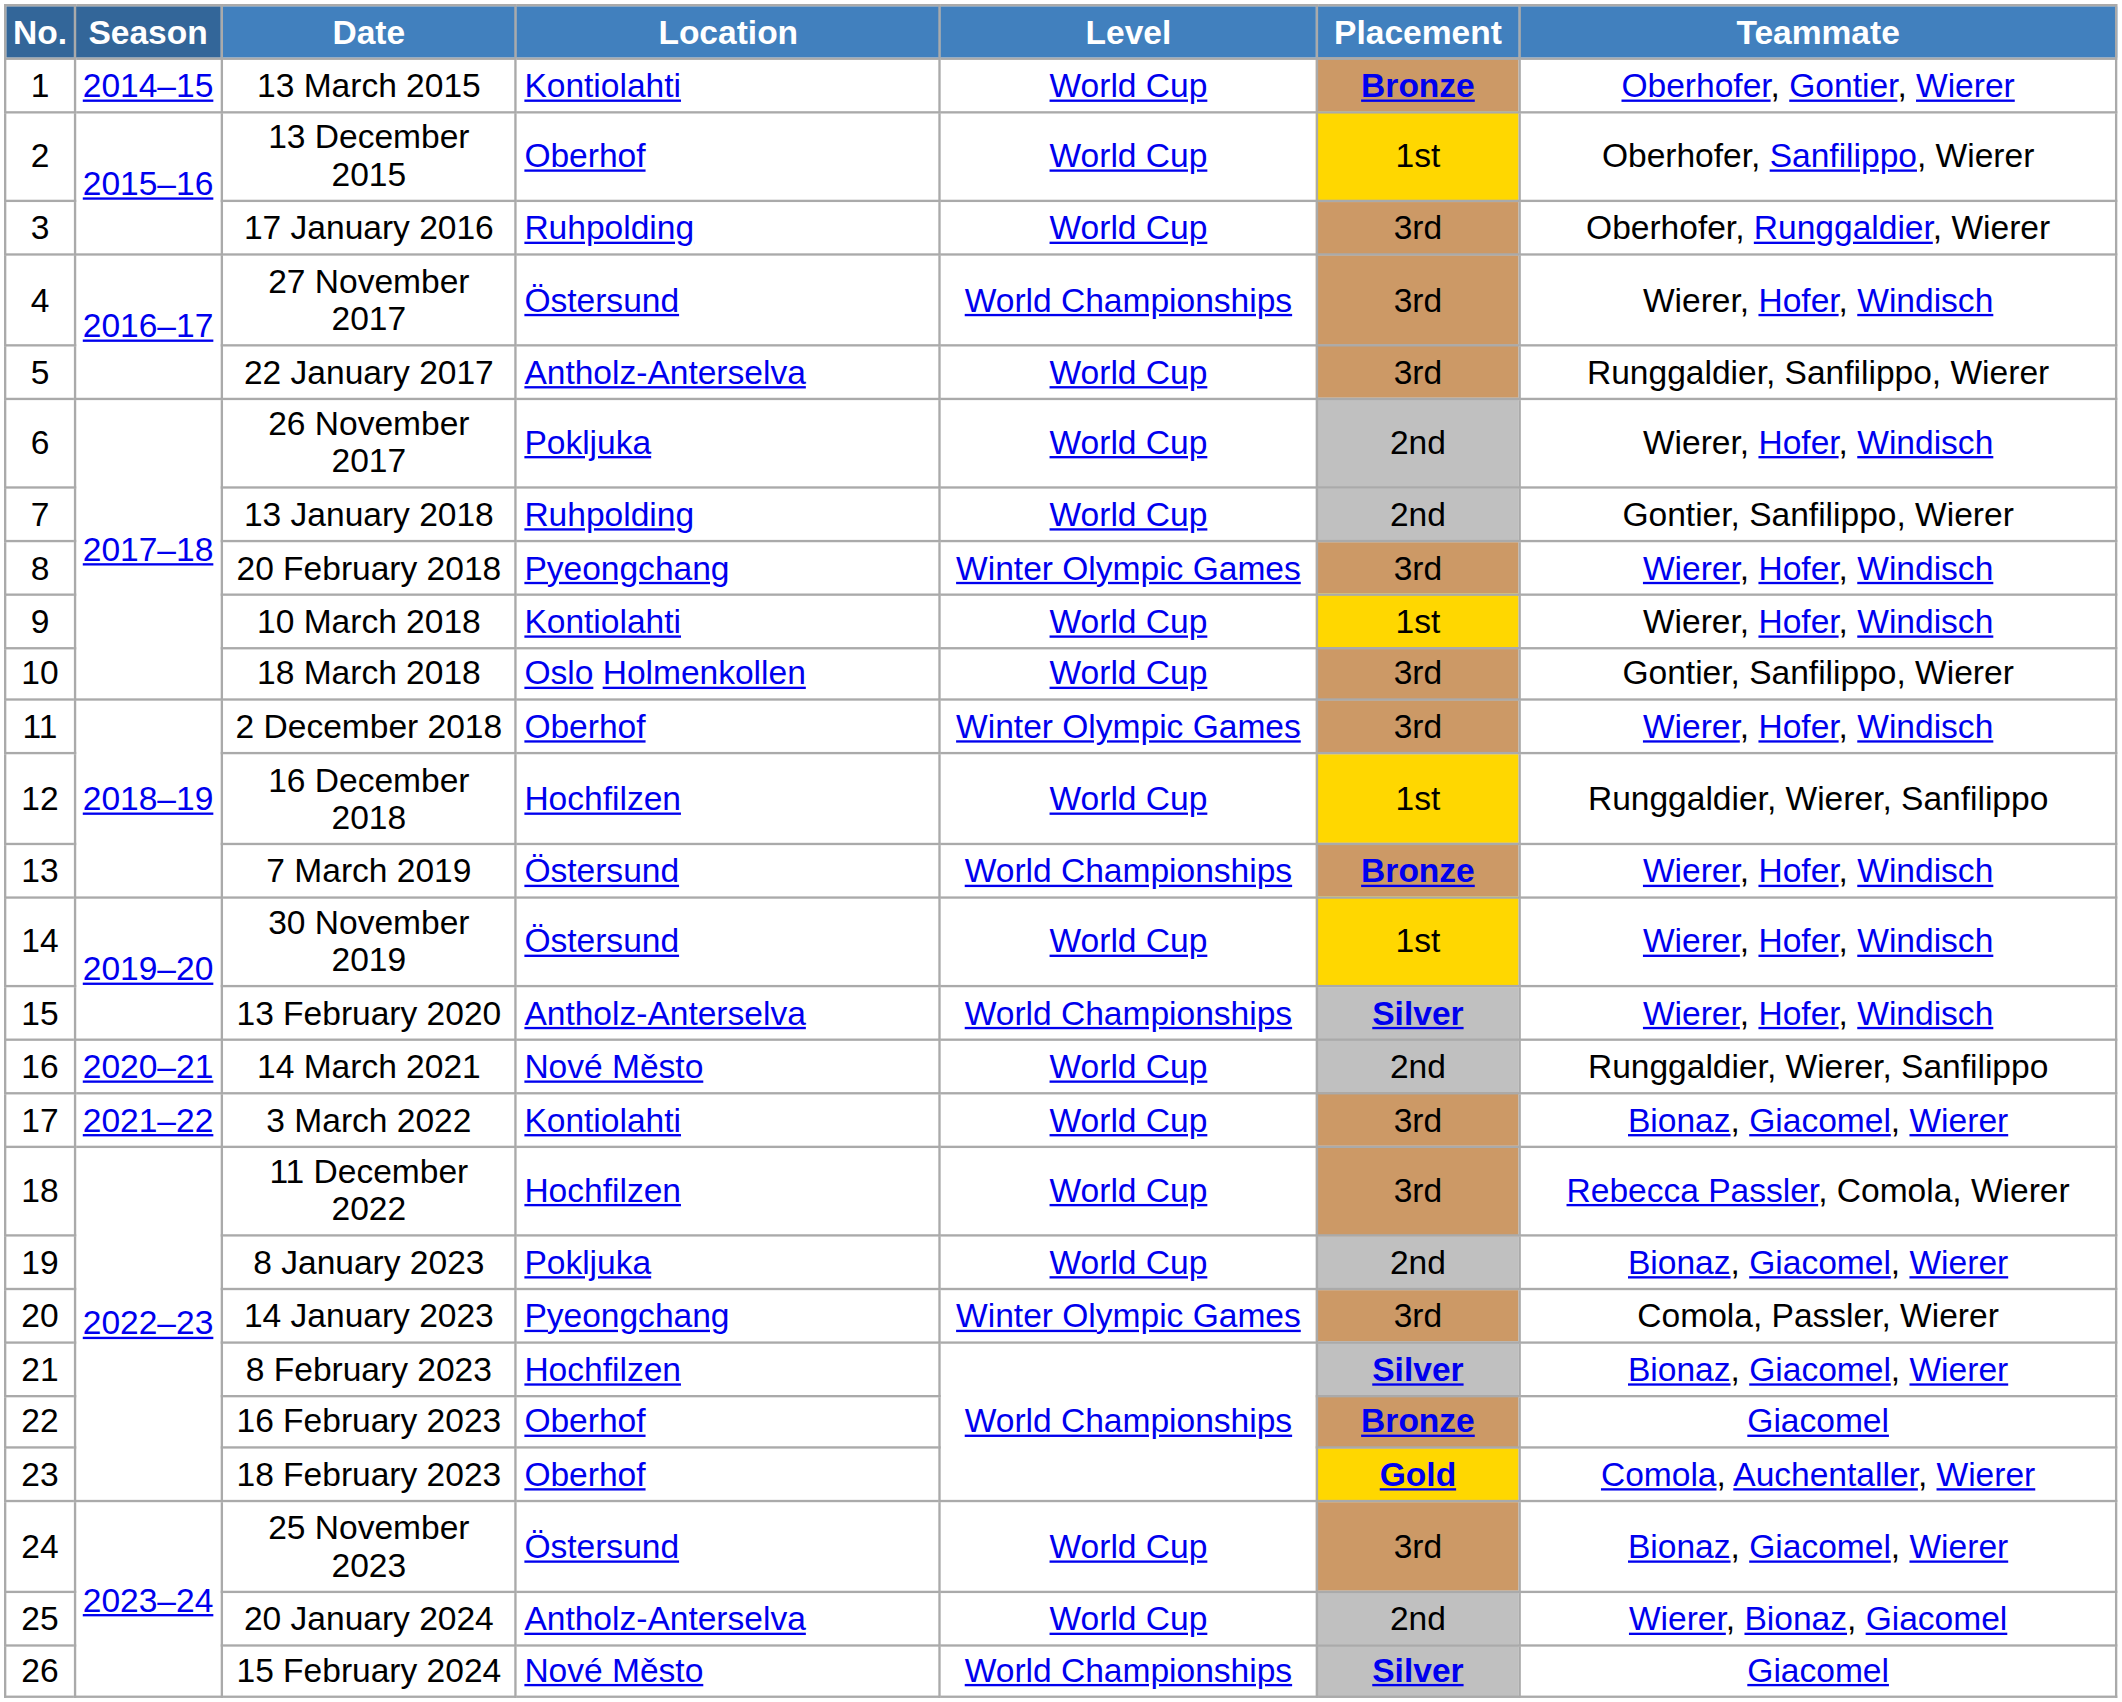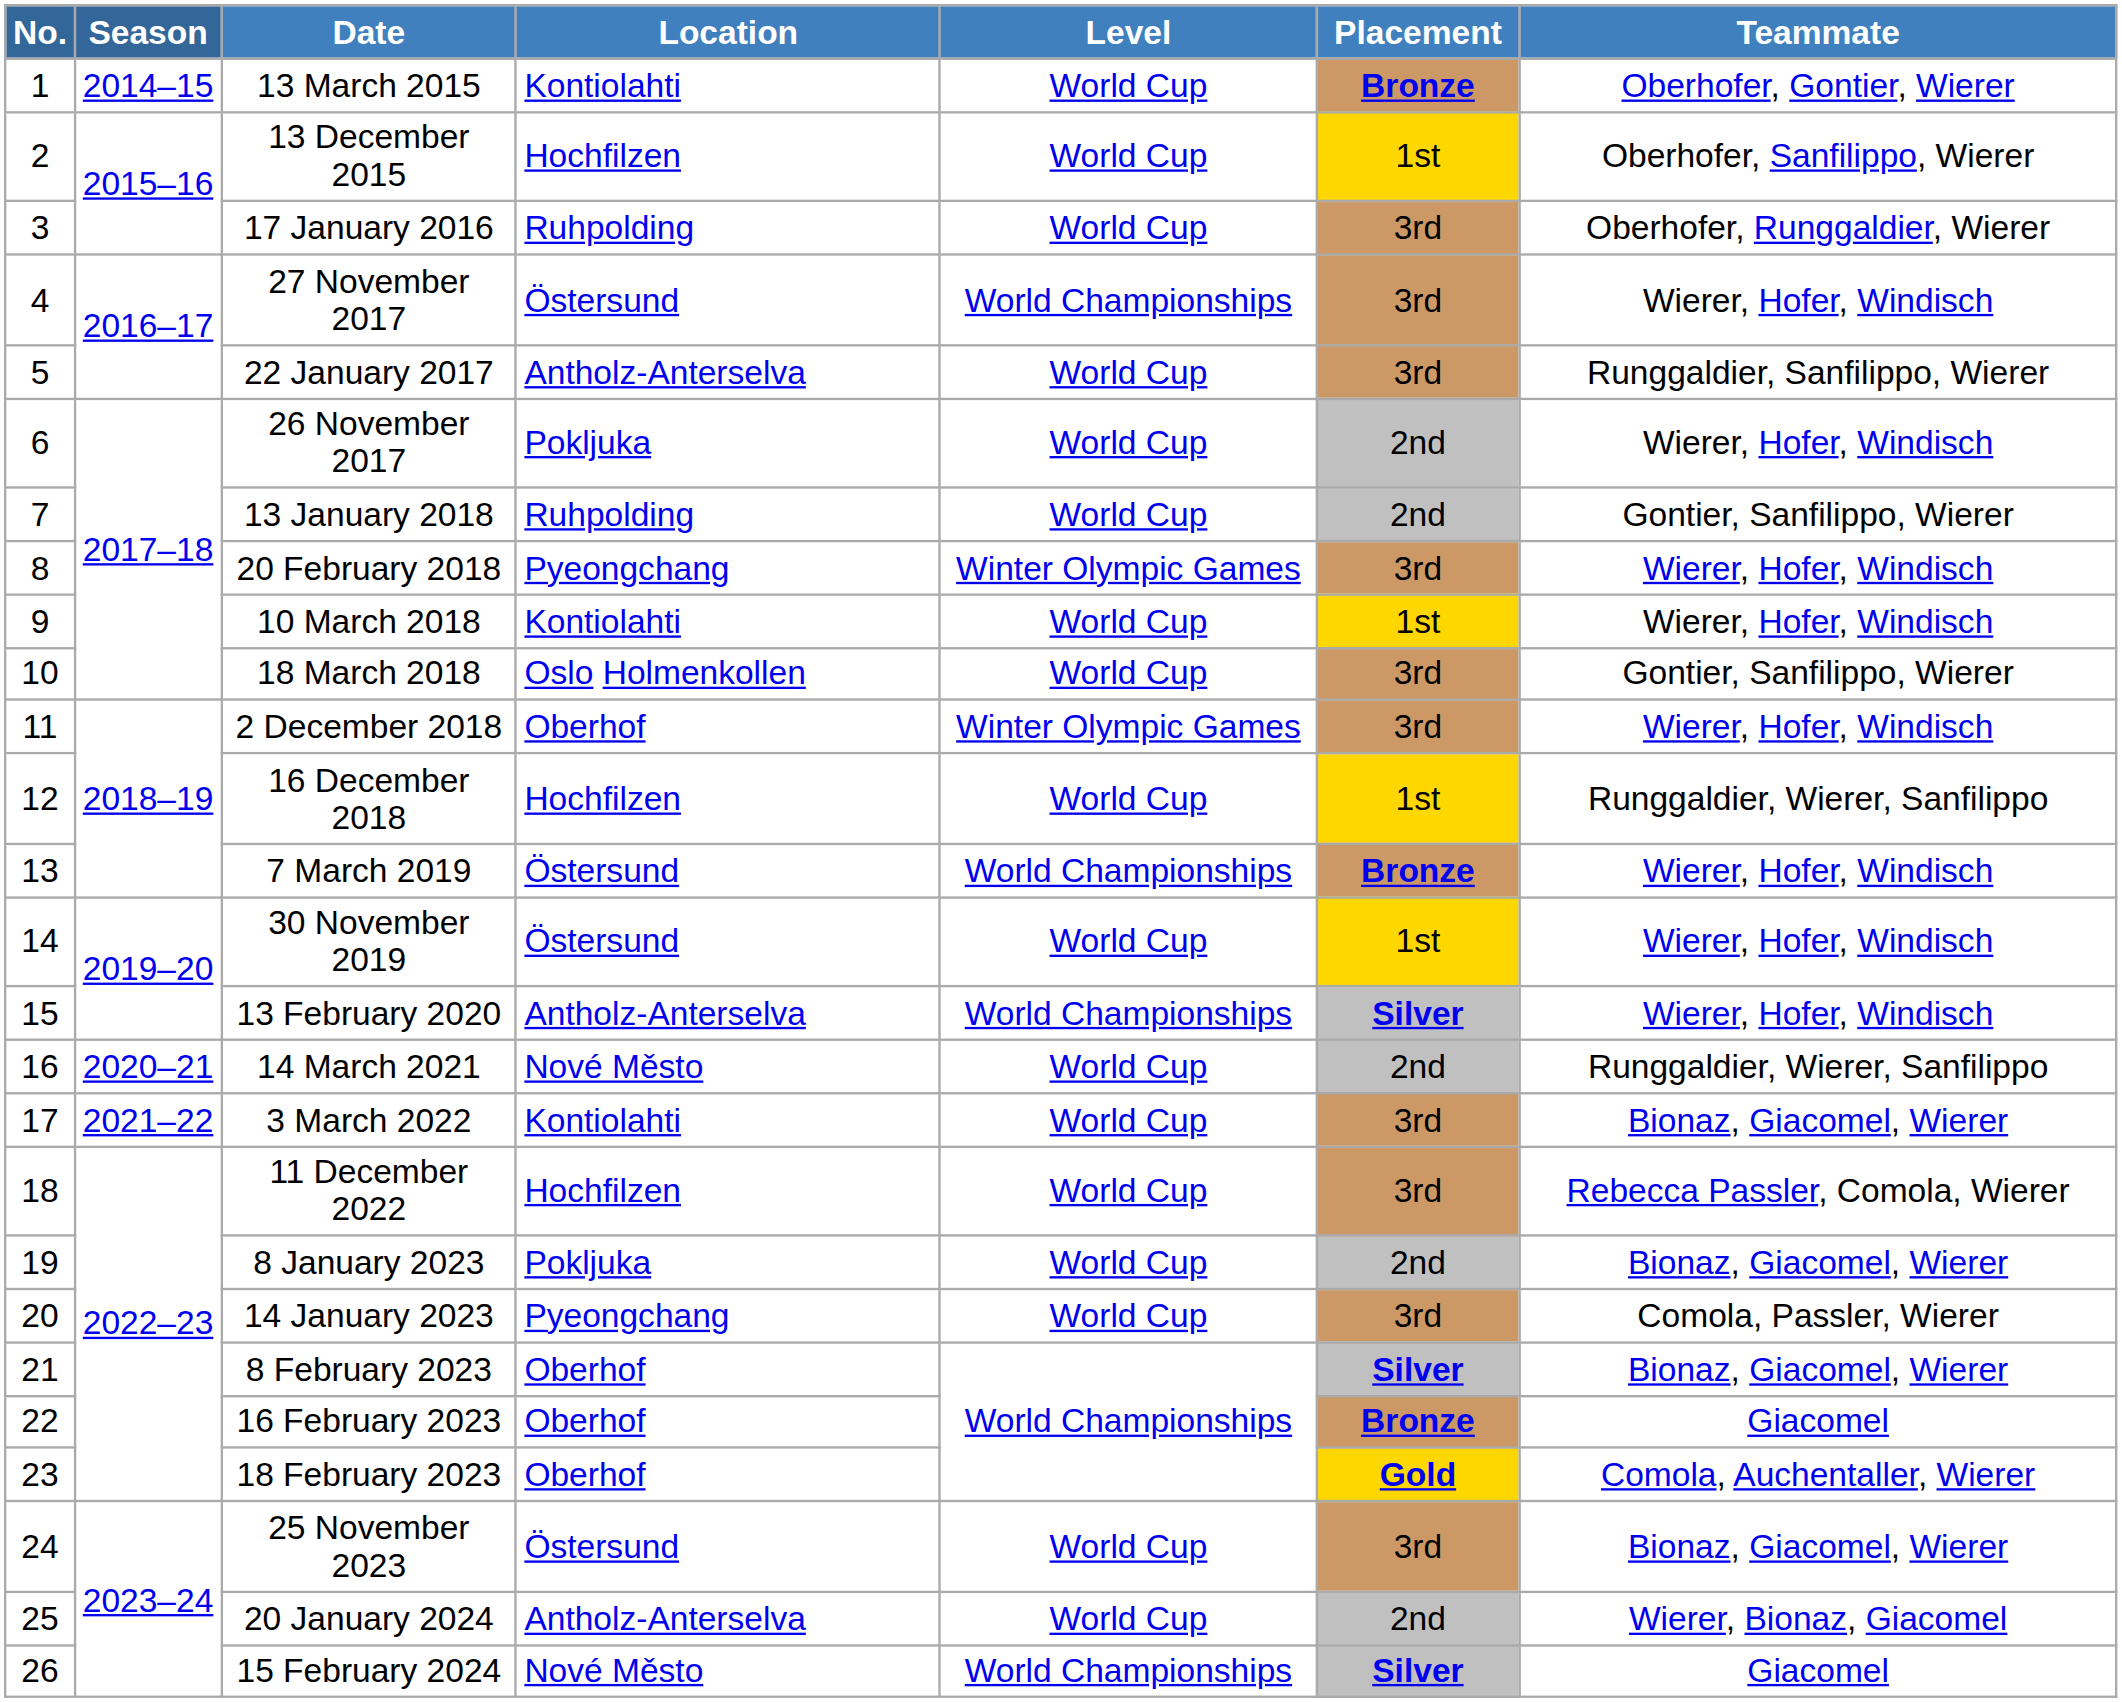(585, 157) Oberhof -> (603, 157) Hochfilzen
(1128, 1316) Winter Olympic Games -> (1128, 1316) World Cup
(603, 1369) Hochfilzen -> (585, 1369) Oberhof
